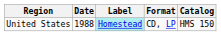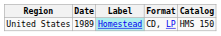(84, 24) 1988 -> (84, 24) 1989
